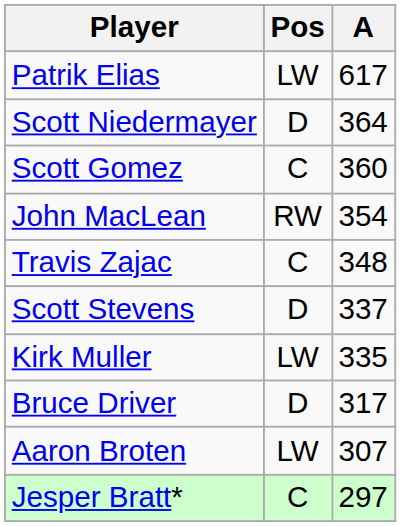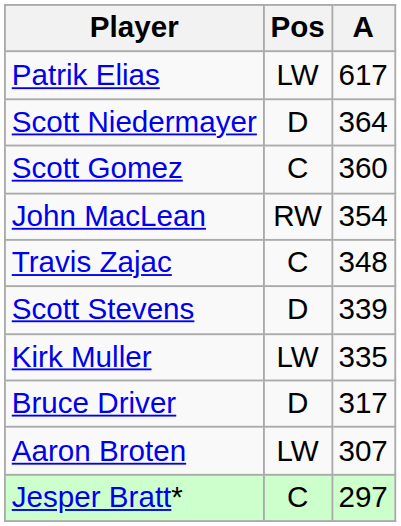(363, 309) 337 -> (363, 309) 339
